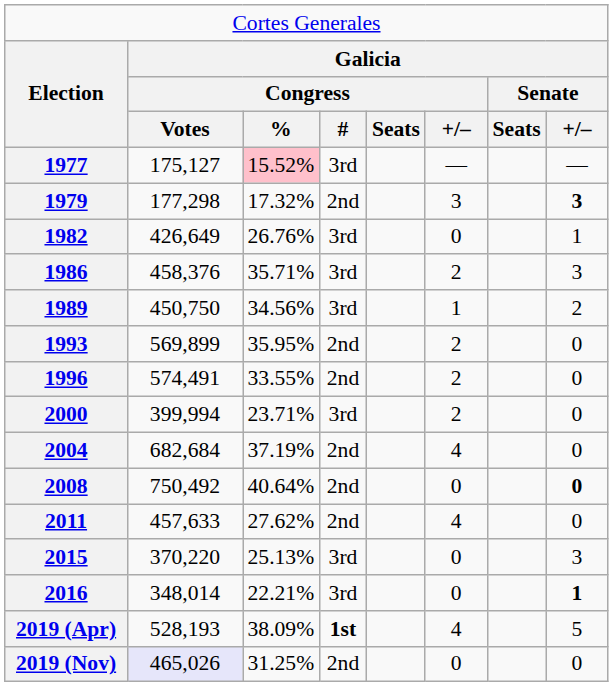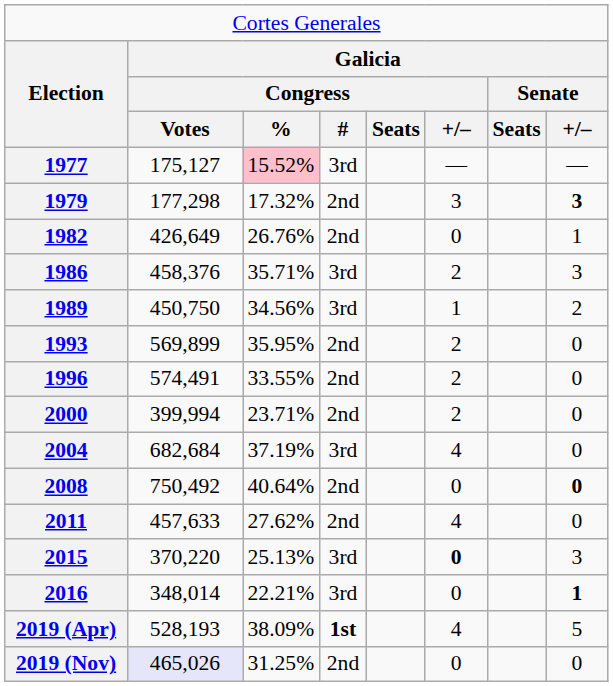(343, 236) 3rd -> (343, 236) 2nd
(343, 414) 3rd -> (343, 414) 2nd
(343, 450) 2nd -> (343, 450) 3rd
(456, 557) normal -> (456, 557) bold
